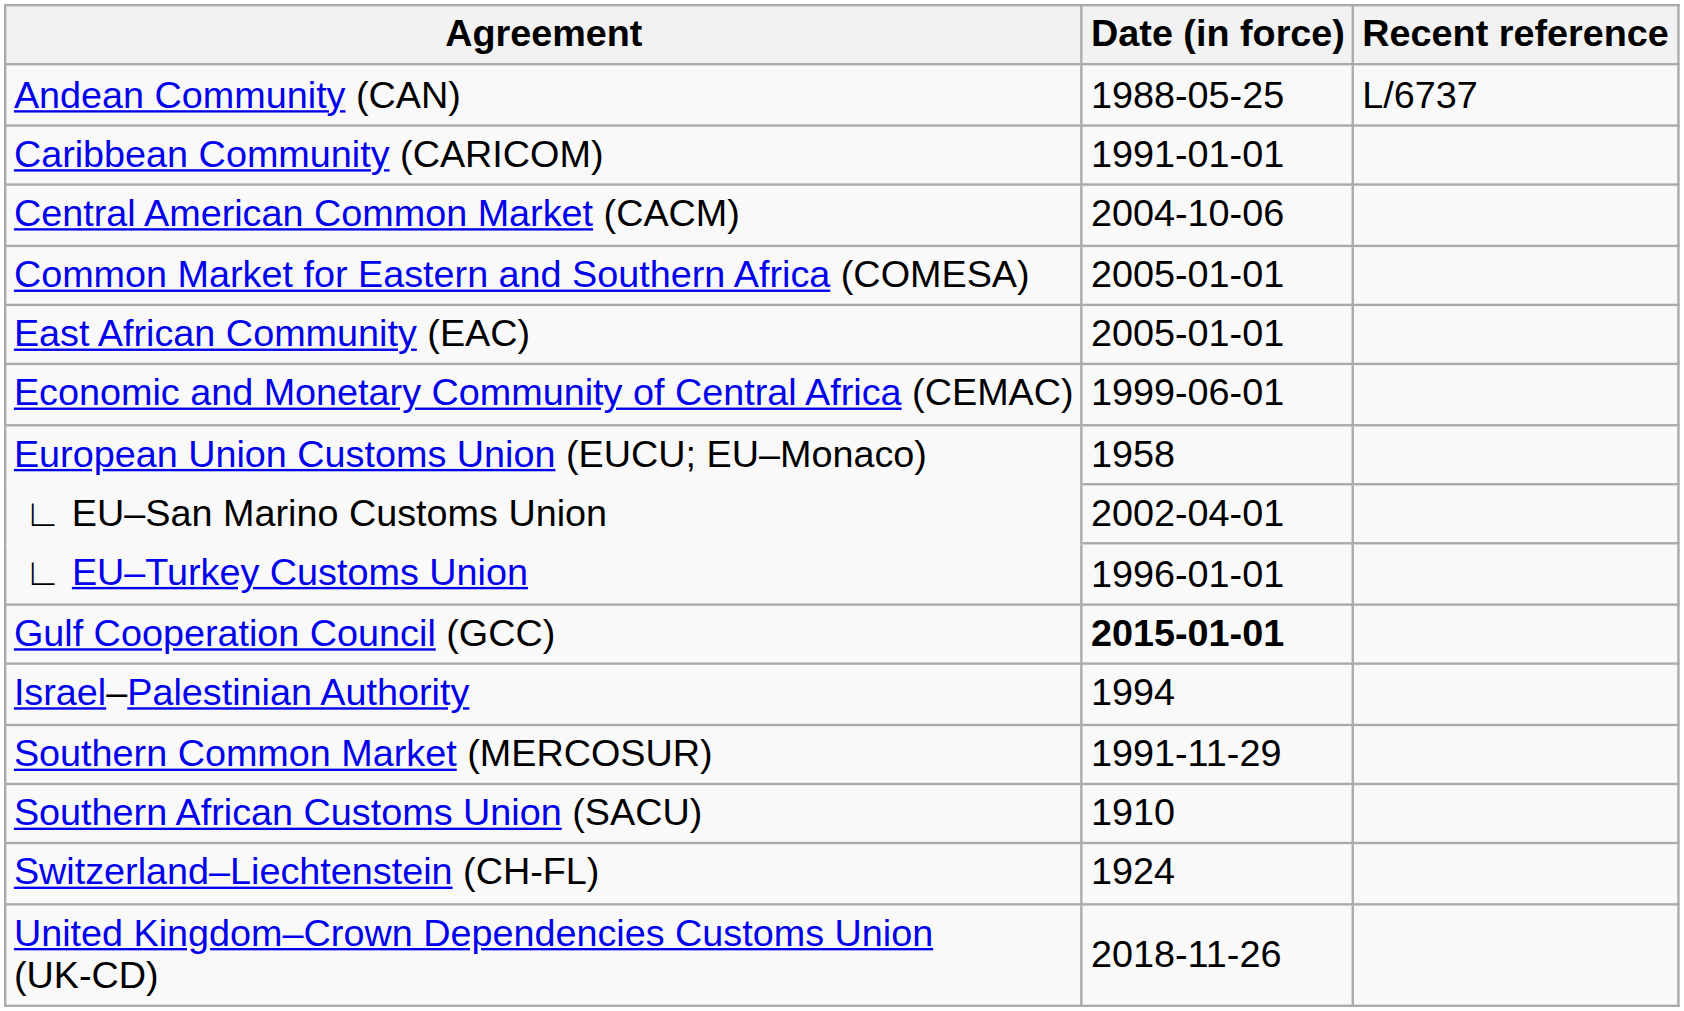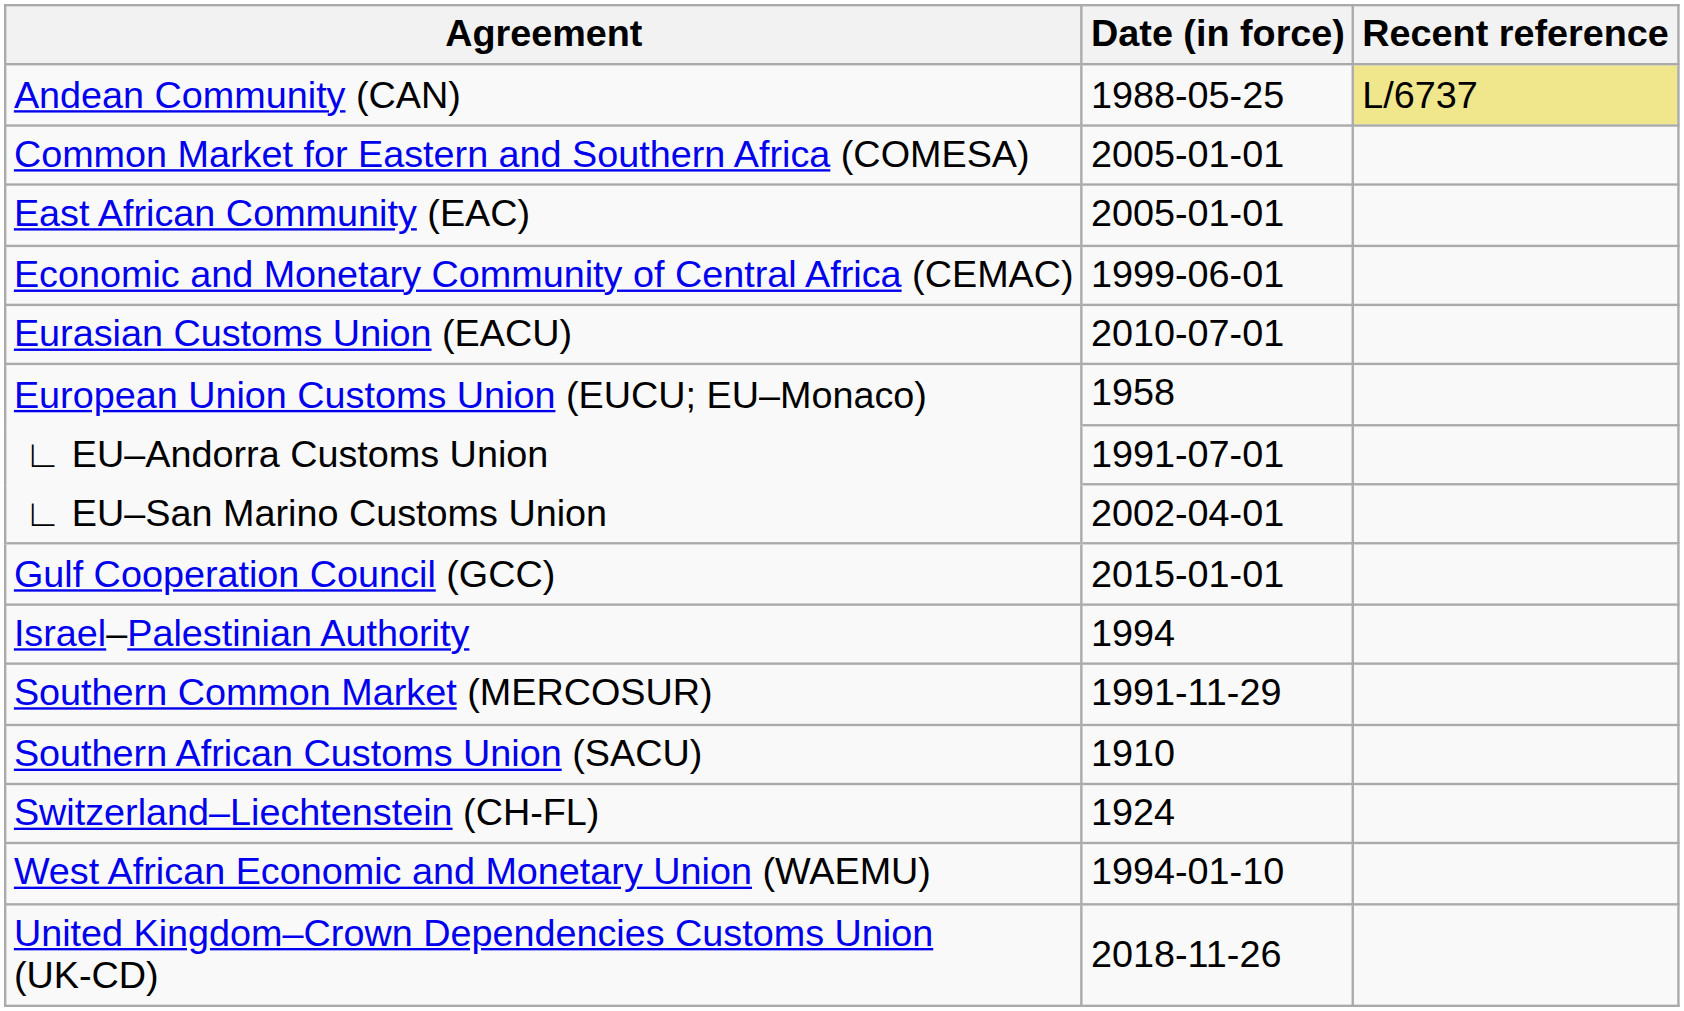(1420, 94) no background -> (1420, 94) khaki background
- row: (309, 154)
- row: (377, 214)
+ row: (293, 333)
+ row: (281, 453)
- row: (271, 572)
(1188, 633) bold -> (1188, 573) normal
+ row: (472, 872)
